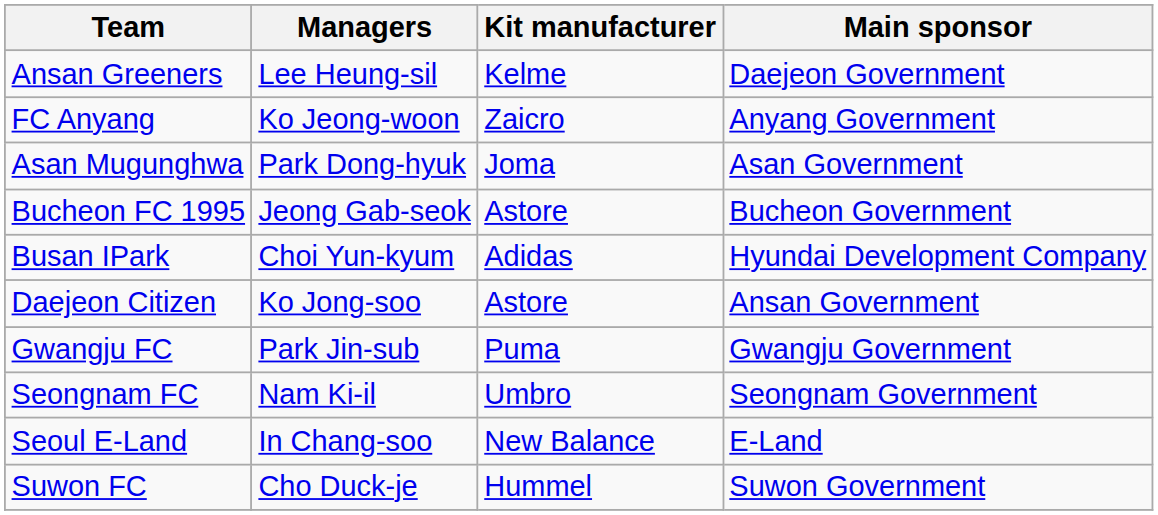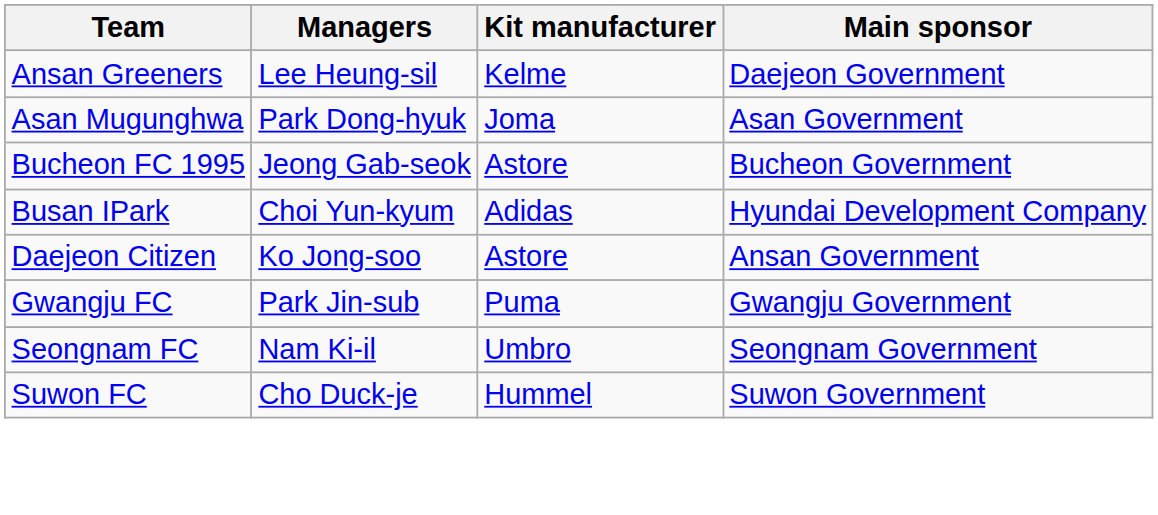- row: (83, 119)
- row: (99, 440)
